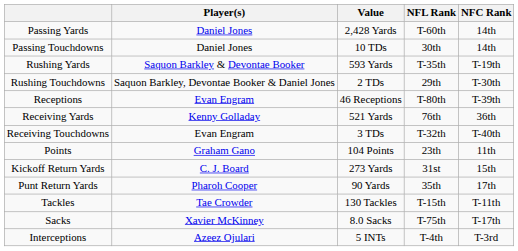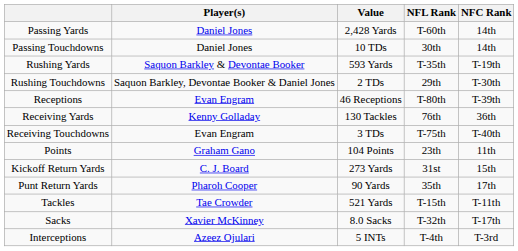(371, 116) 521 Yards -> (371, 116) 130 Tackles
(431, 133) T-32th -> (431, 133) T-75th
(371, 202) 130 Tackles -> (371, 202) 521 Yards
(431, 220) T-75th -> (431, 220) T-32th
